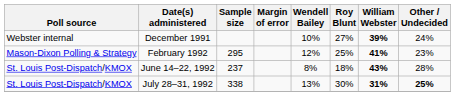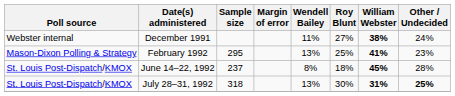(311, 38) 10% -> (311, 38) 11%
(378, 38) 39% -> (378, 38) 38%
(311, 53) 12% -> (311, 53) 13%
(378, 68) 43% -> (378, 68) 45%
(235, 84) 338 -> (235, 84) 318
